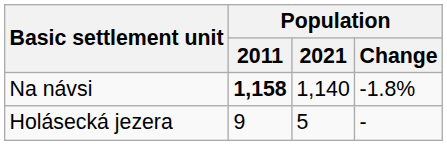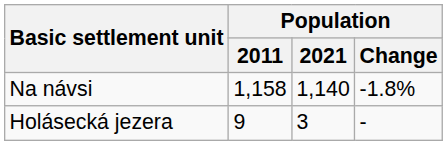(260, 88) bold -> (260, 88) normal
(302, 122) 5 -> (302, 122) 3
